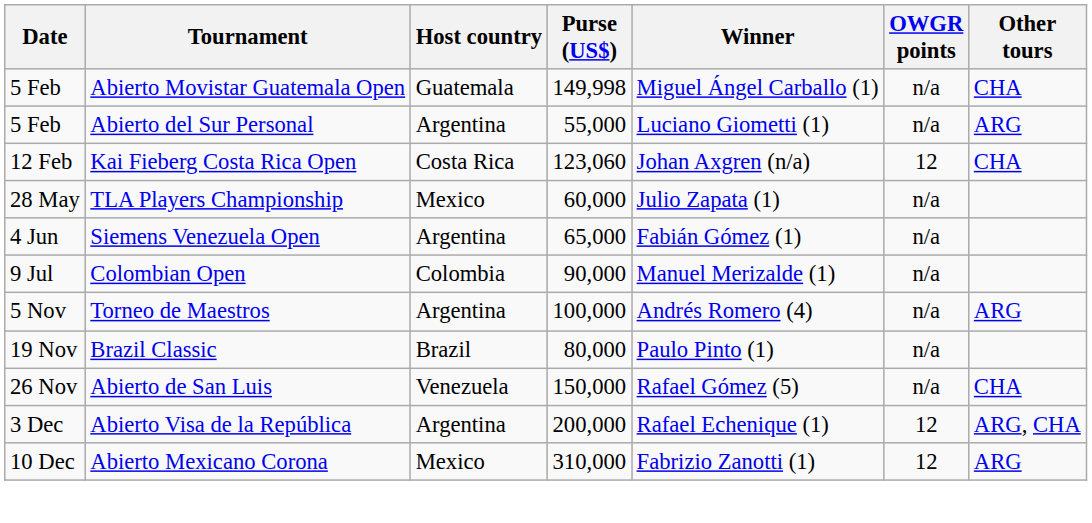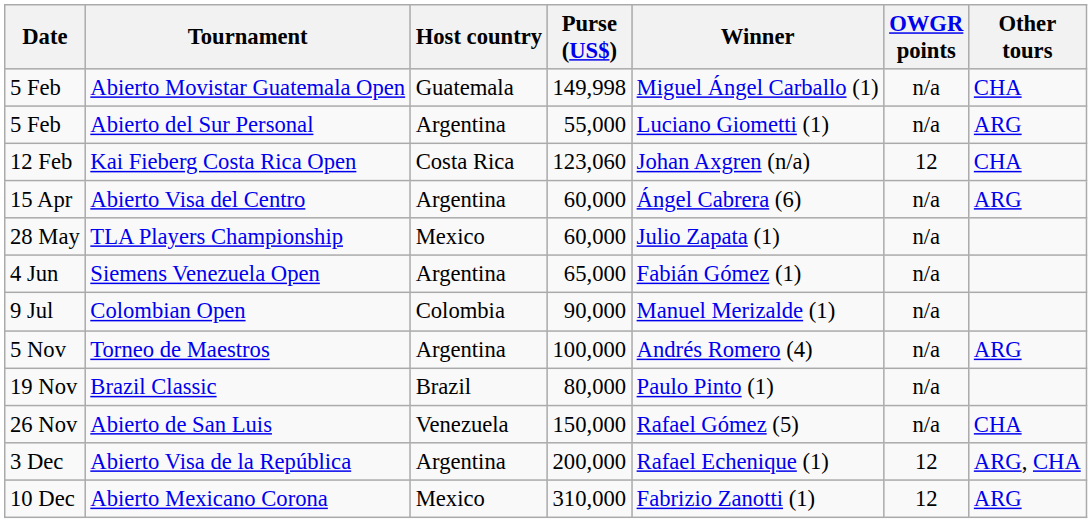+ row: (198, 199)
